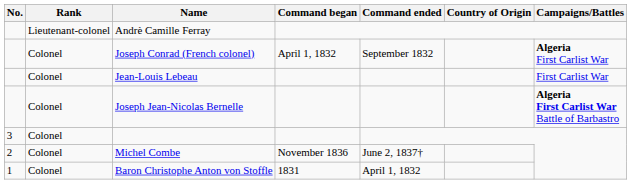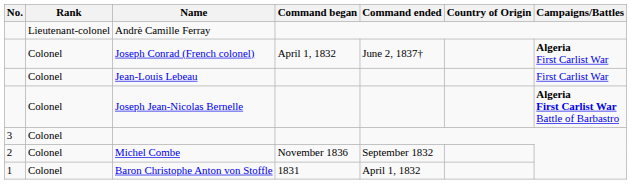(398, 53) September 1832 -> (393, 53) June 2, 1837†
(393, 153) June 2, 1837† -> (398, 153) September 1832
